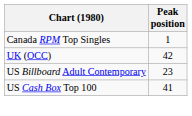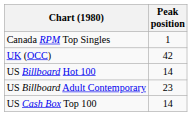+ row: (51, 71)
(168, 87) 41 -> (168, 103) 14
